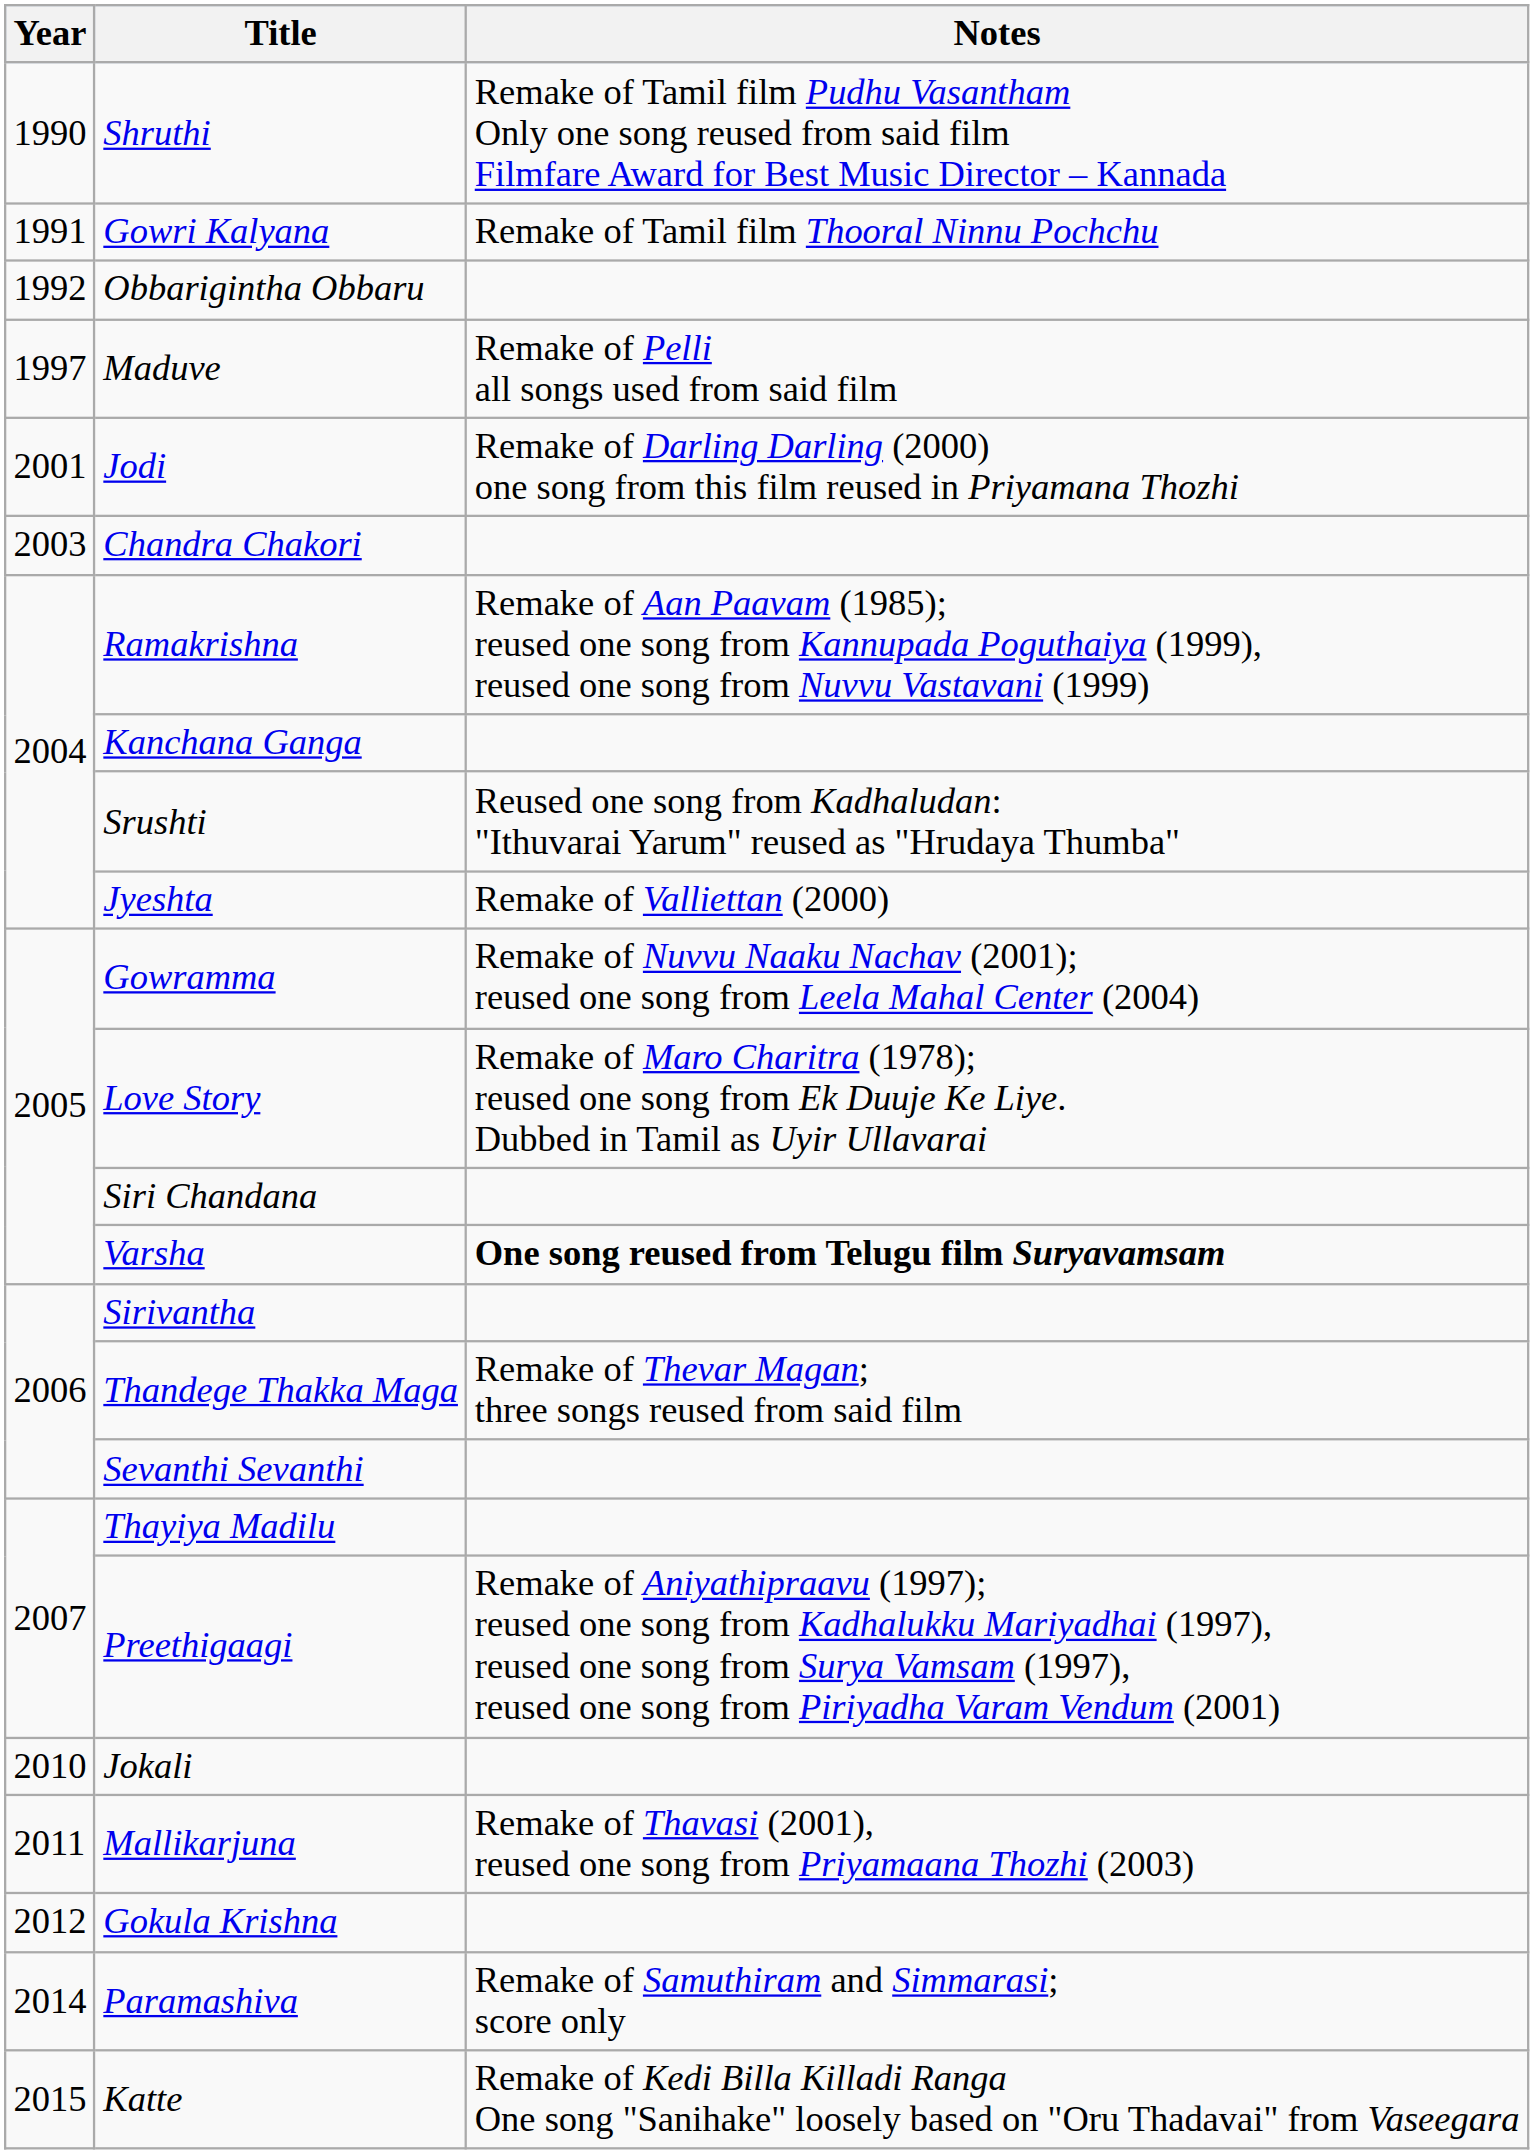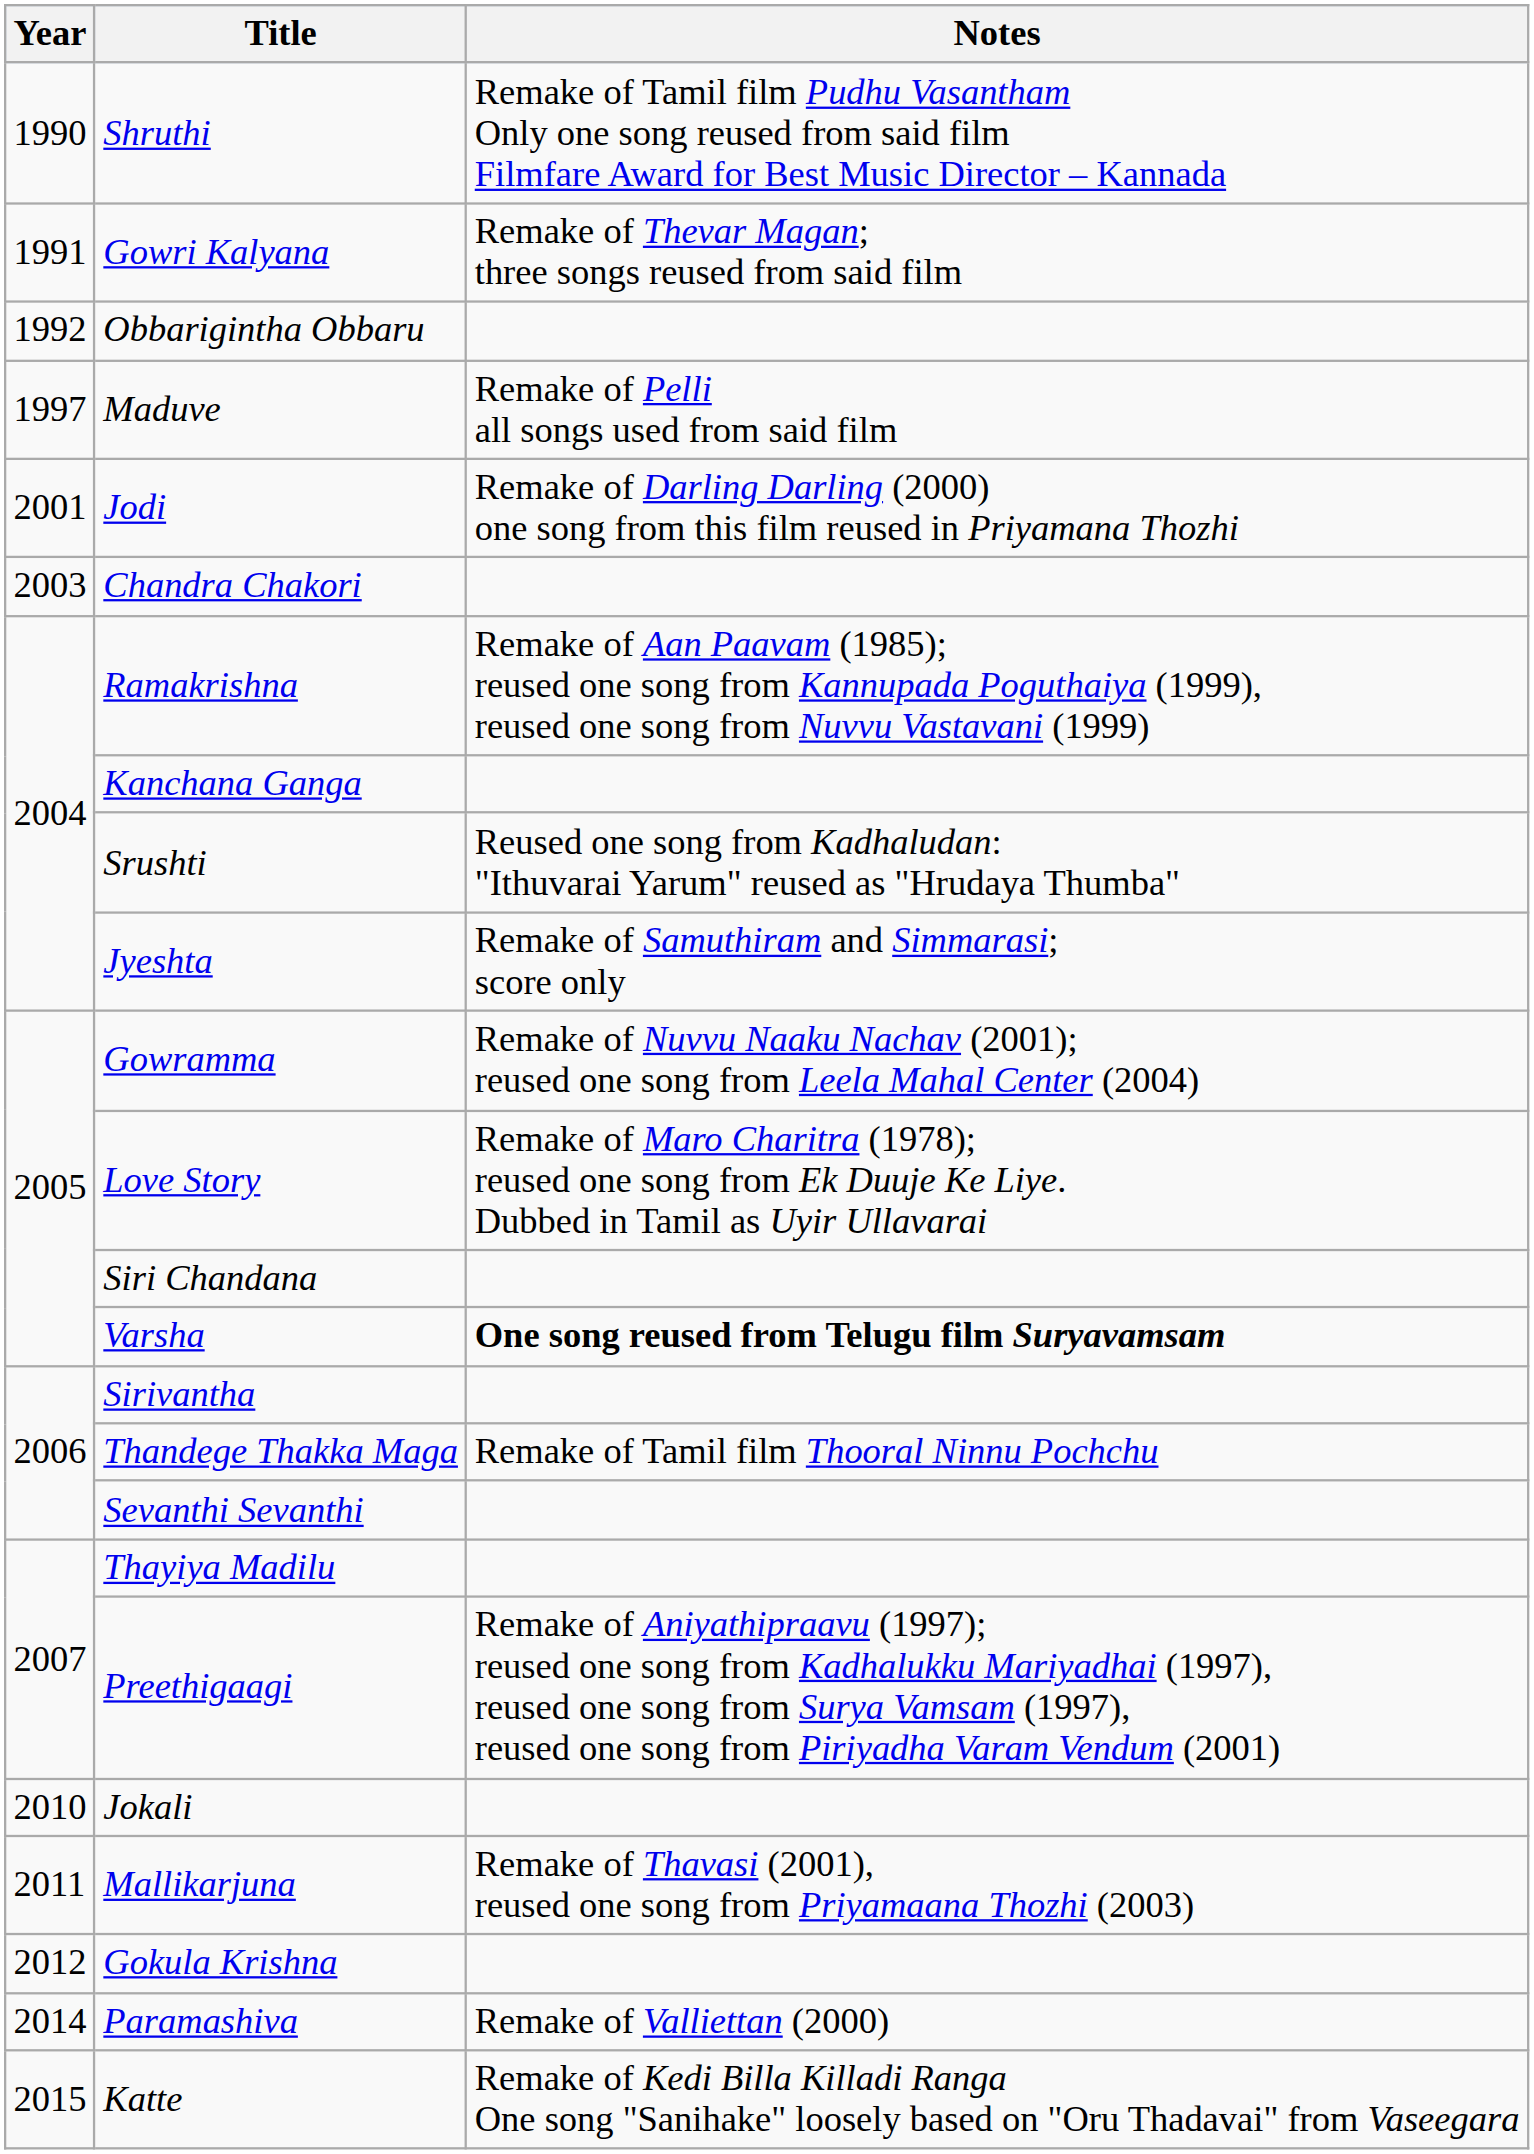(817, 231) Remake of Tamil film Thooral Ninnu Pochchu -> (718, 251) Remake of Thevar Magan; three songs reused from said film
(682, 899) Remake of Valliettan (2000) -> (767, 960) Remake of Samuthiram and Simmarasi; score only
(718, 1390) Remake of Thevar Magan; three songs reused from said film -> (817, 1451) Remake of Tamil film Thooral Ninnu Pochchu
(767, 2000) Remake of Samuthiram and Simmarasi; score only -> (682, 2020) Remake of Valliettan (2000)
